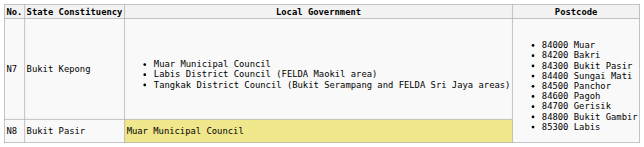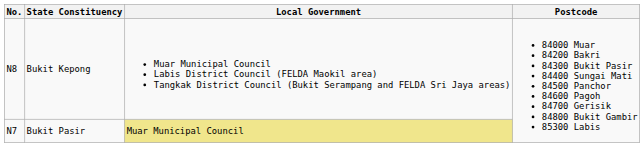(12, 69) N7 -> (12, 69) N8
(12, 131) N8 -> (12, 131) N7
